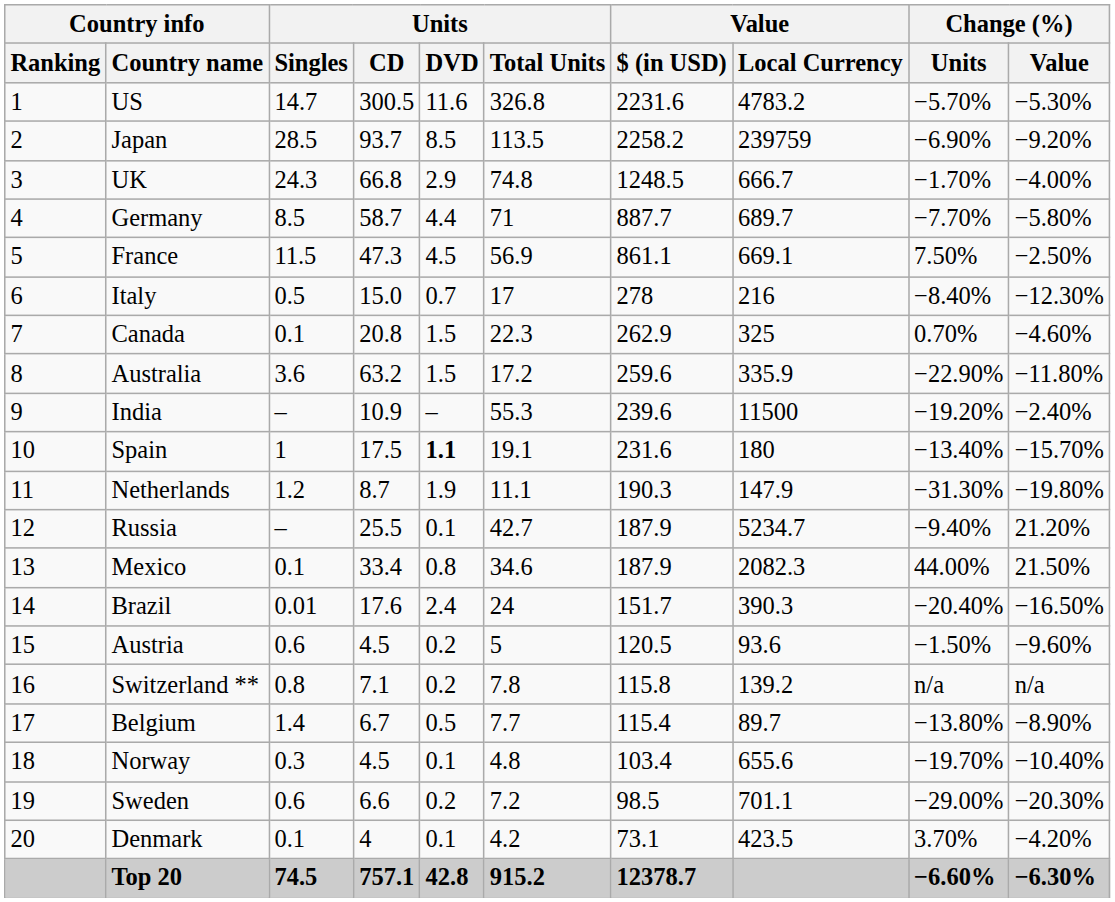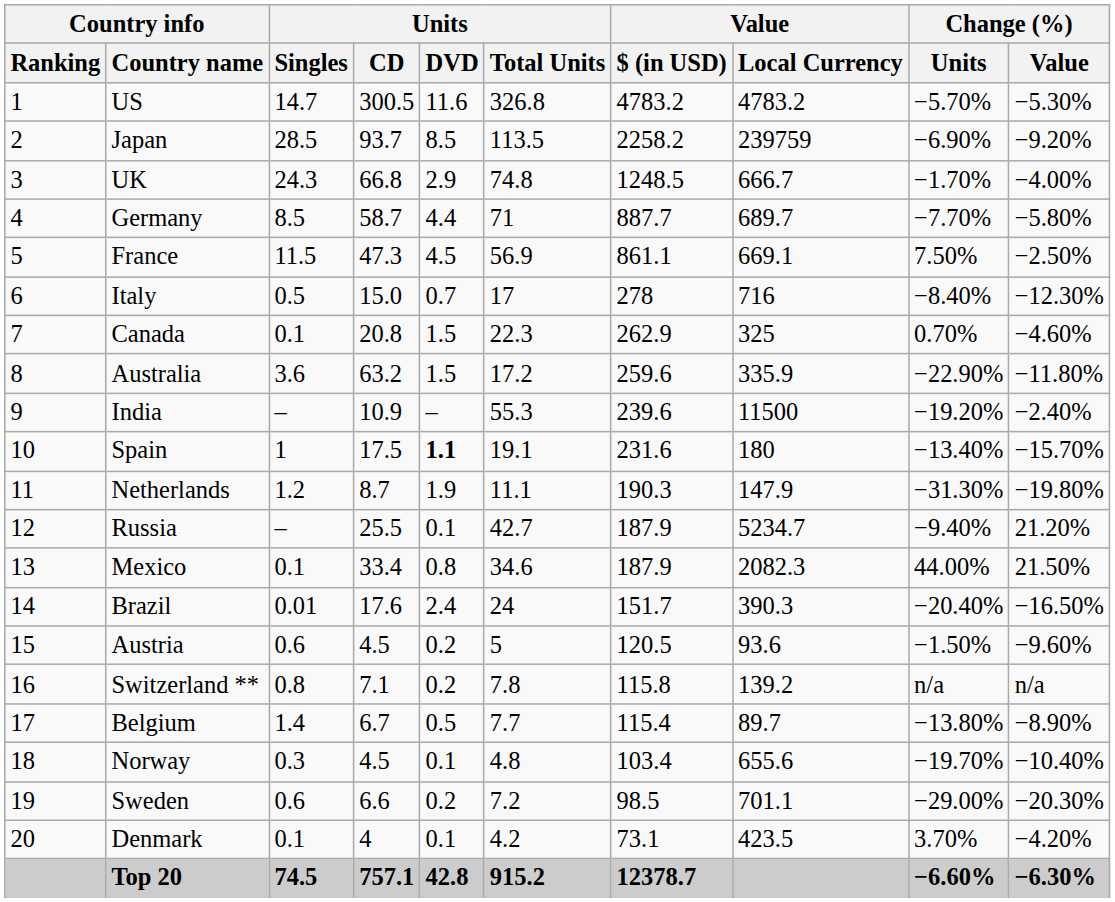(650, 101) 2231.6 -> (650, 101) 4783.2
(756, 295) 216 -> (756, 295) 716
